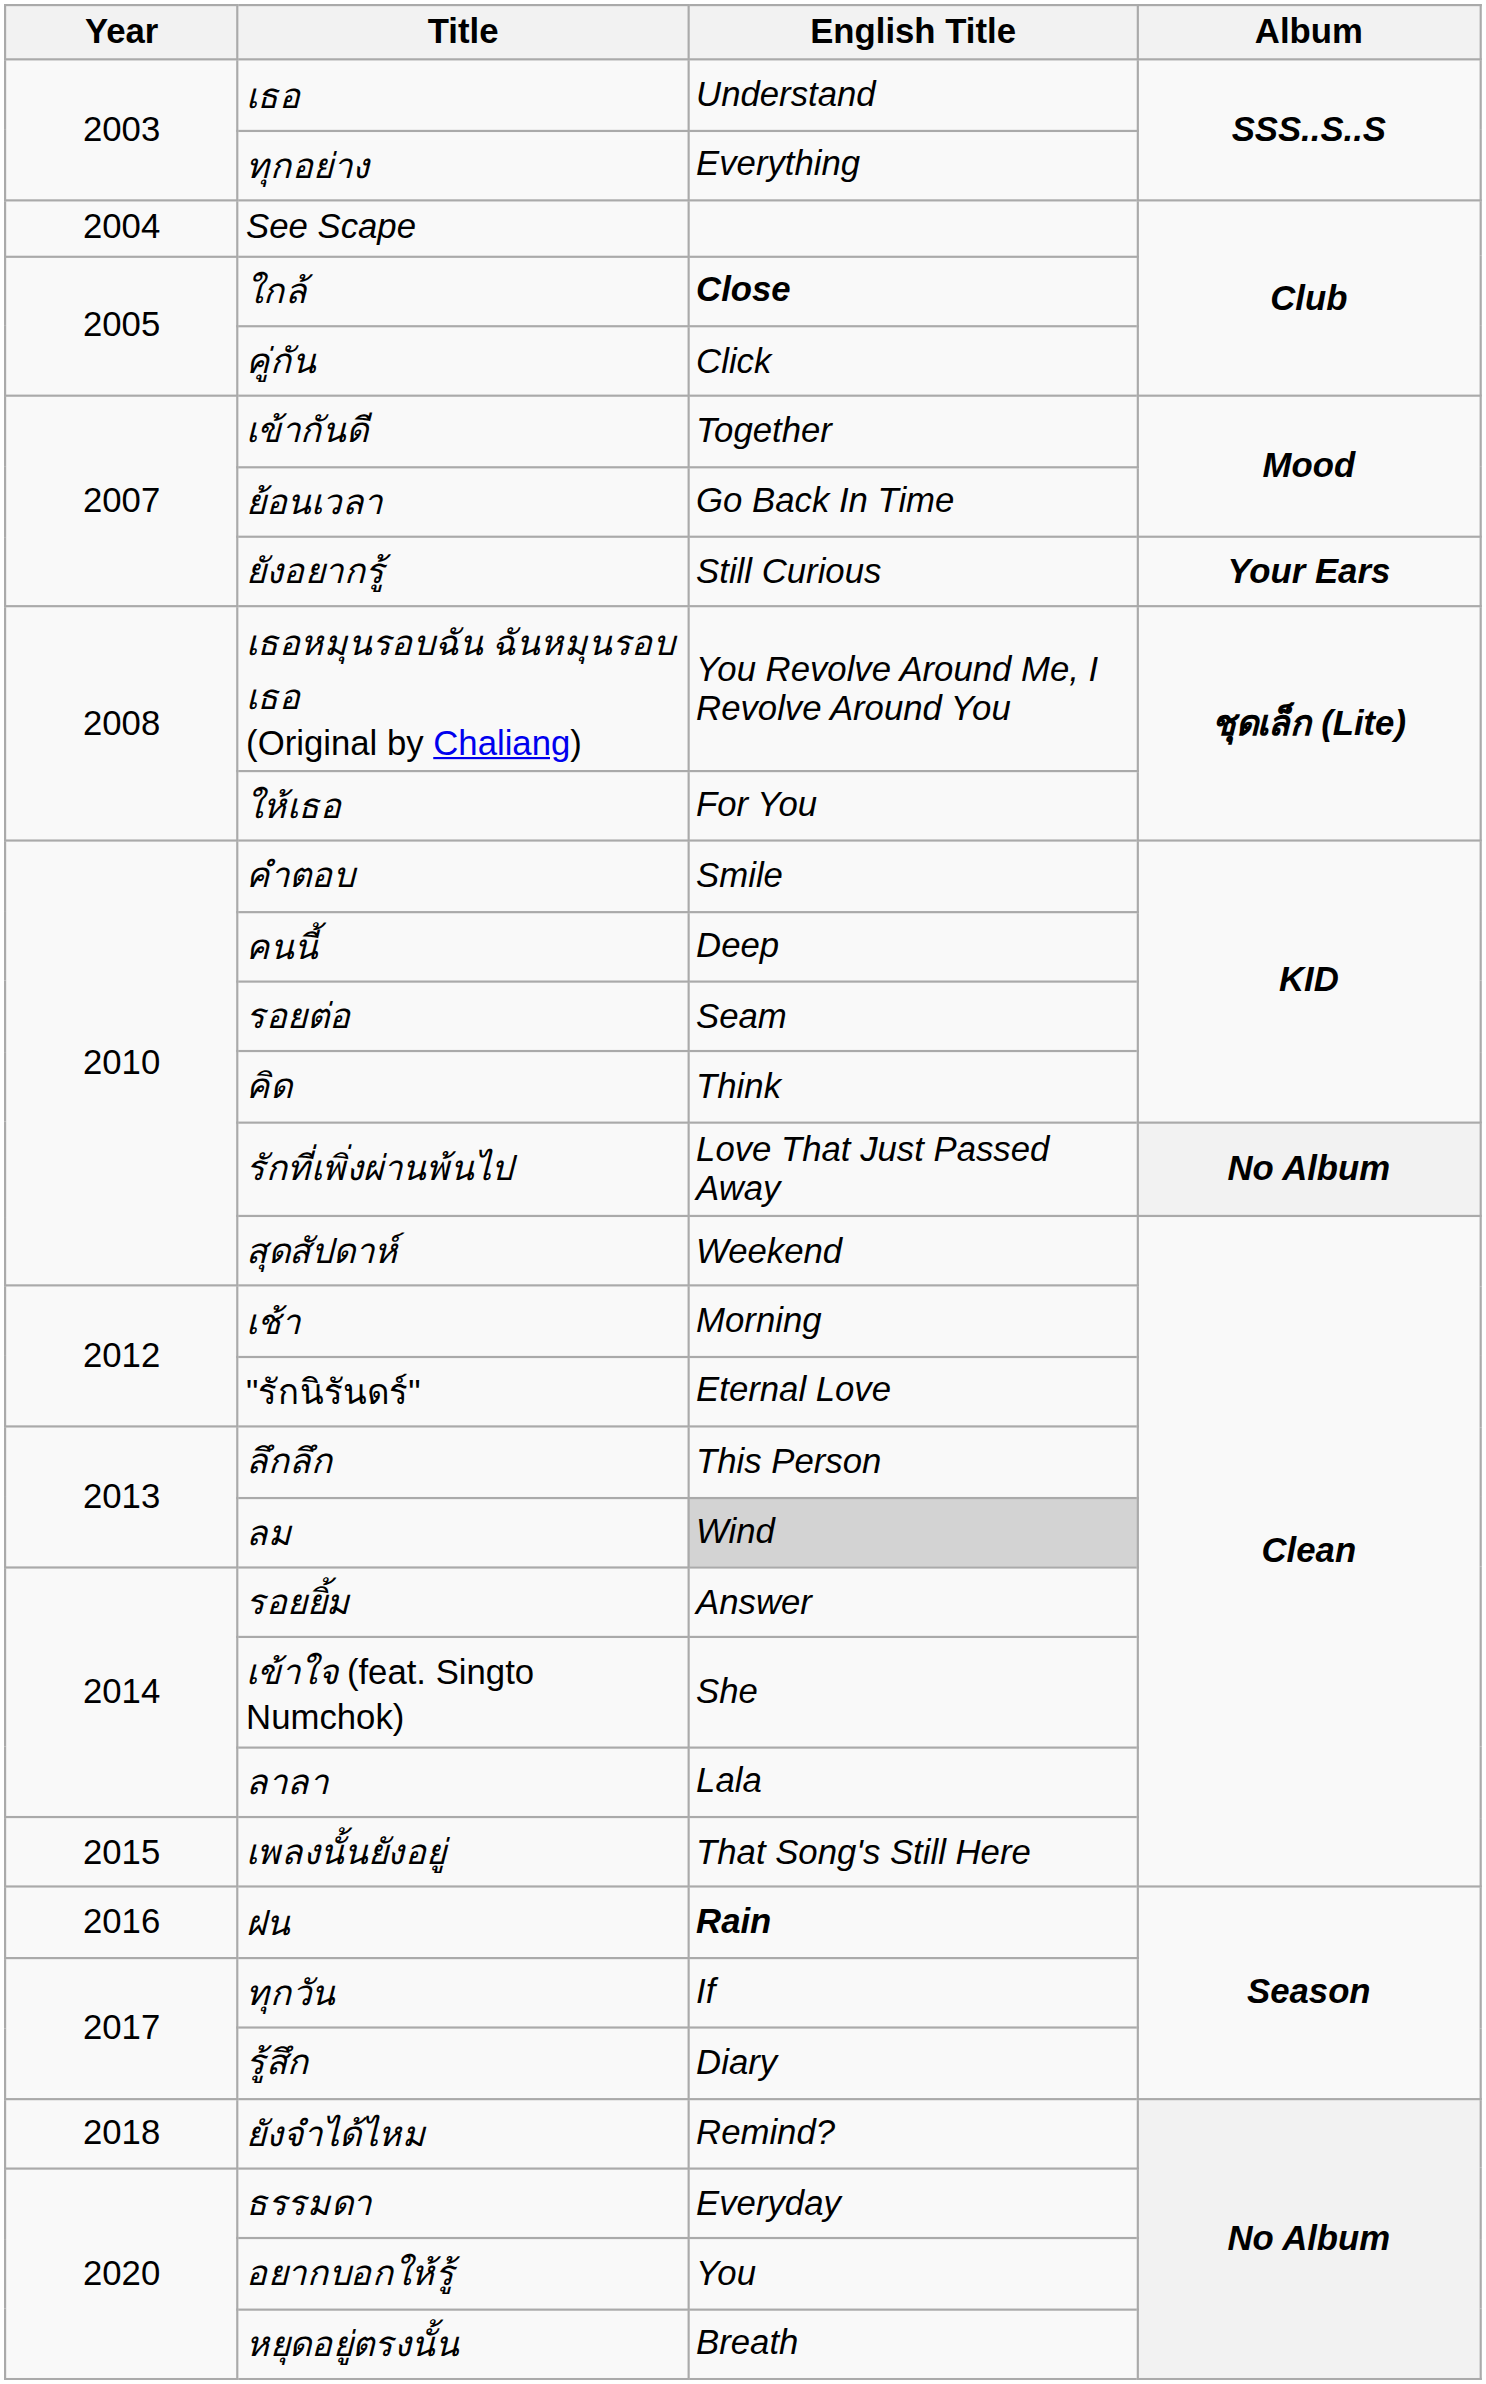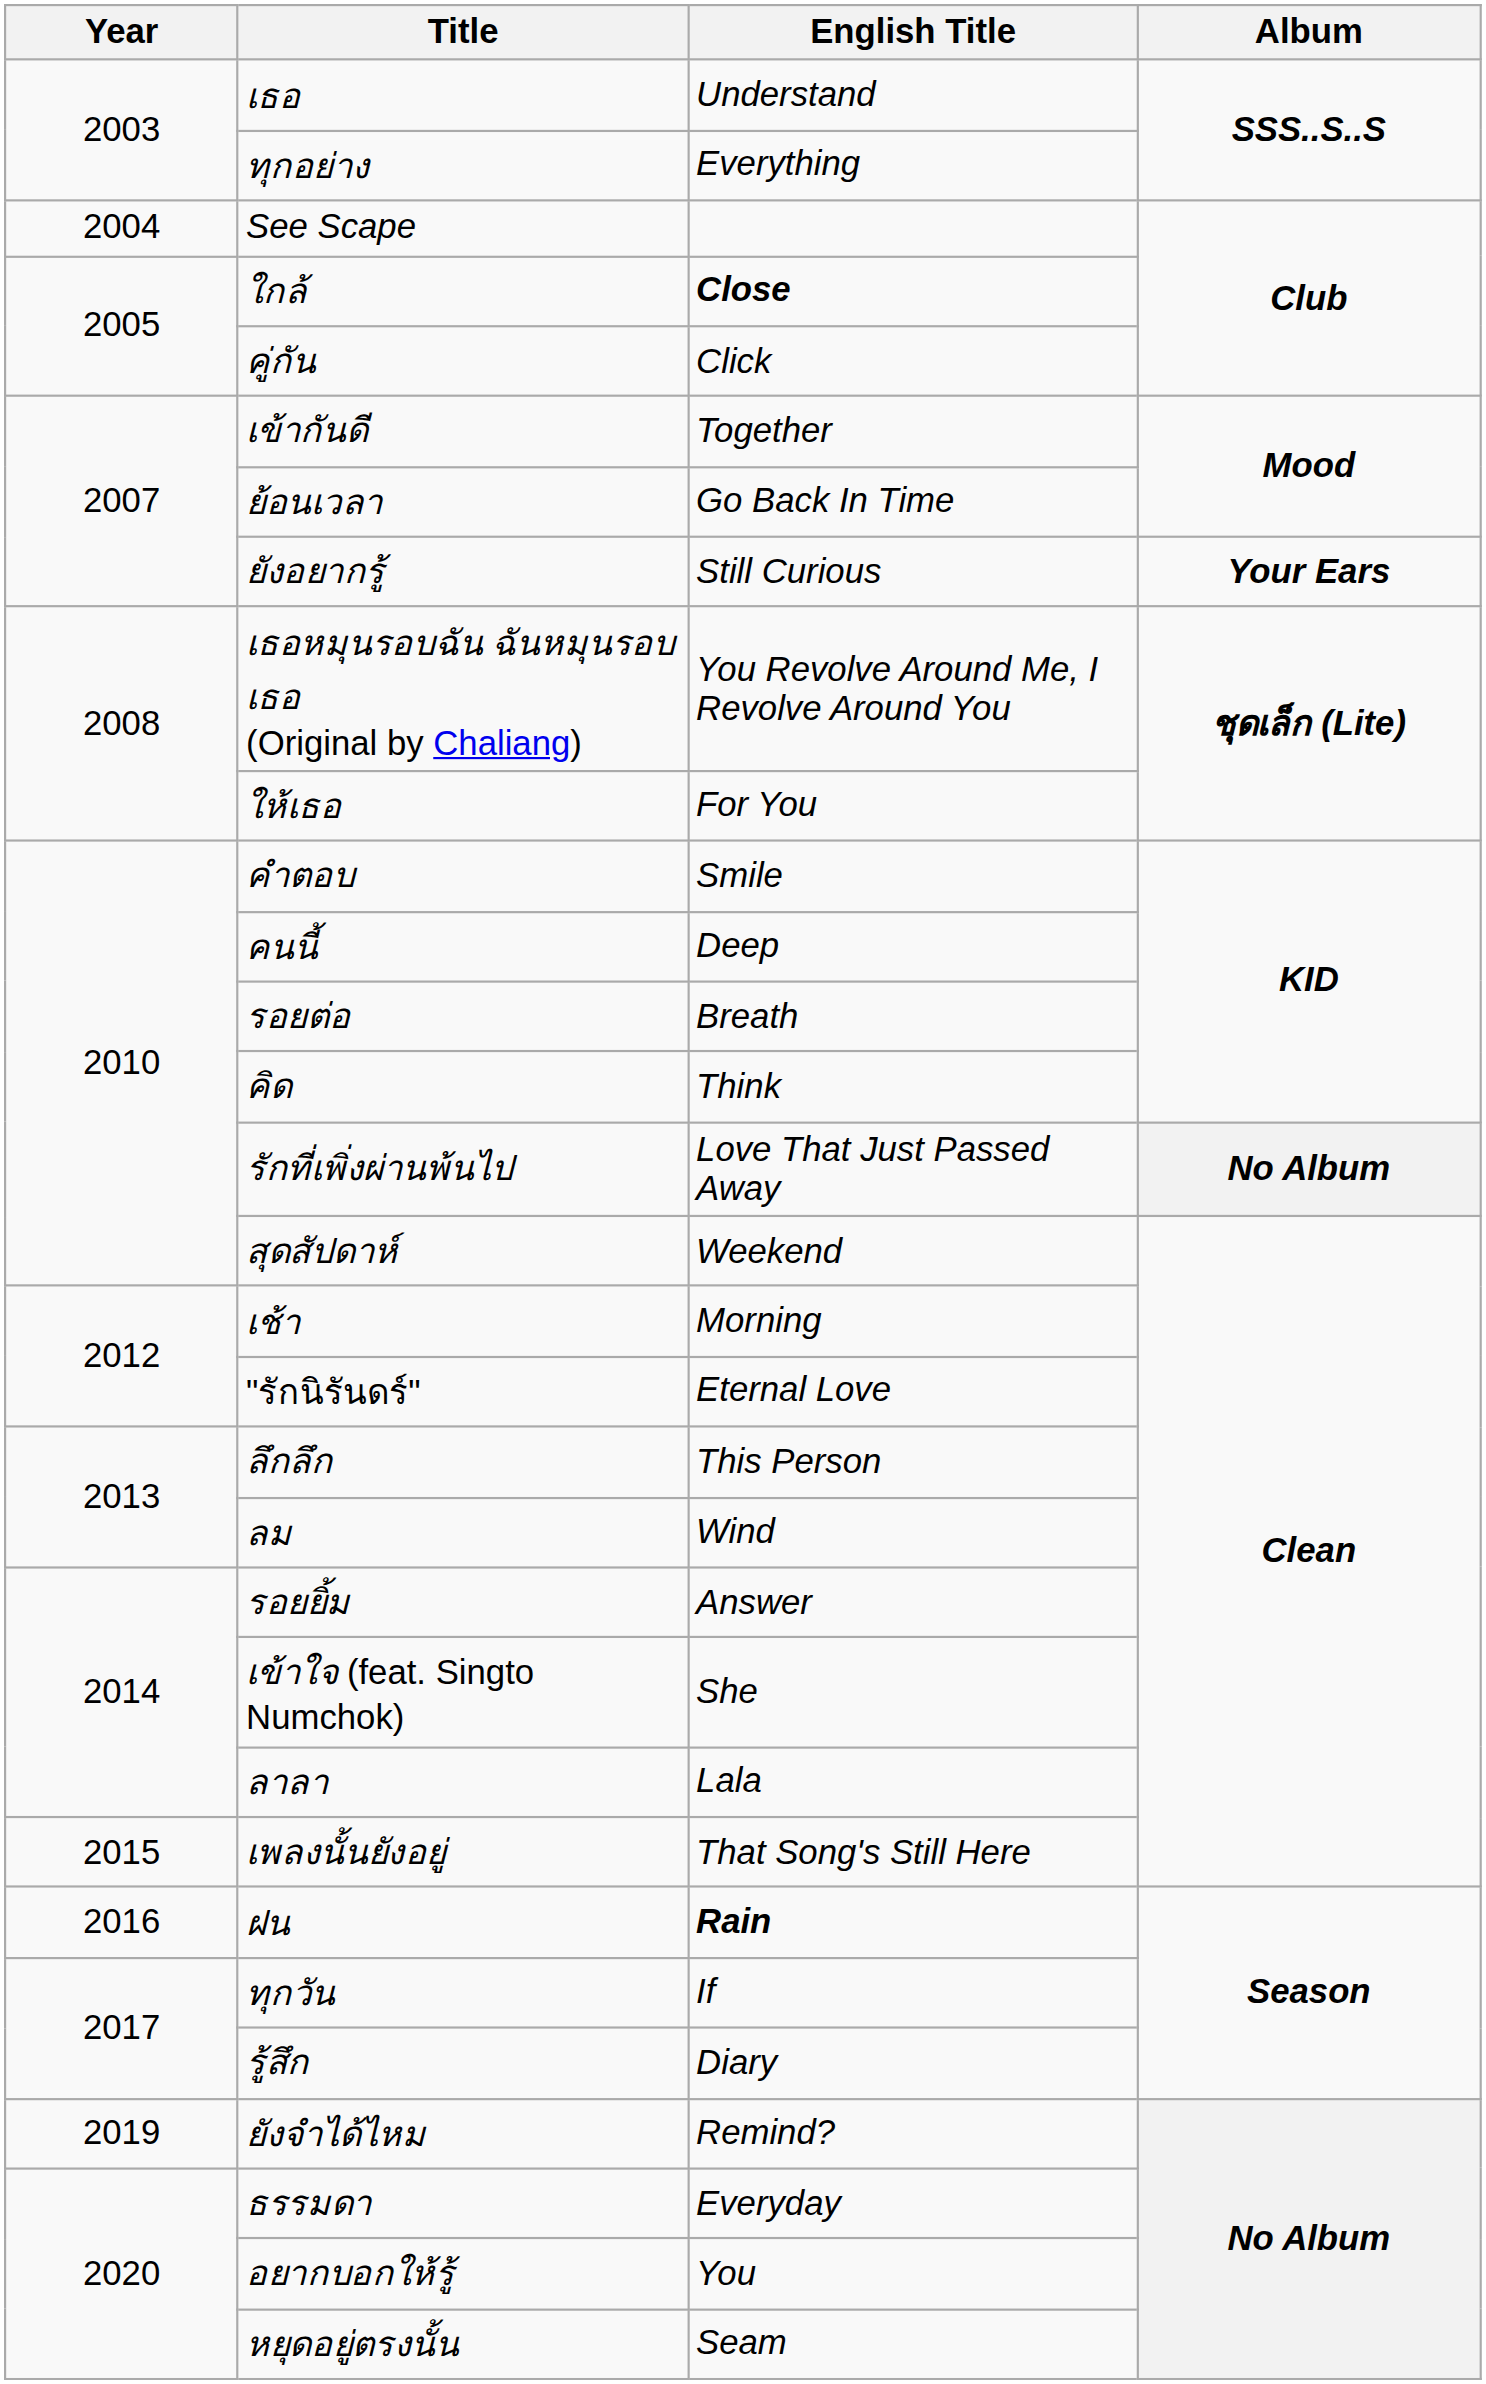(741, 1015) Seam -> (747, 1015) Breath
(735, 1531) lightgrey background -> (735, 1531) no background
(122, 2132) 2018 -> (122, 2132) 2019
(747, 2343) Breath -> (741, 2343) Seam
